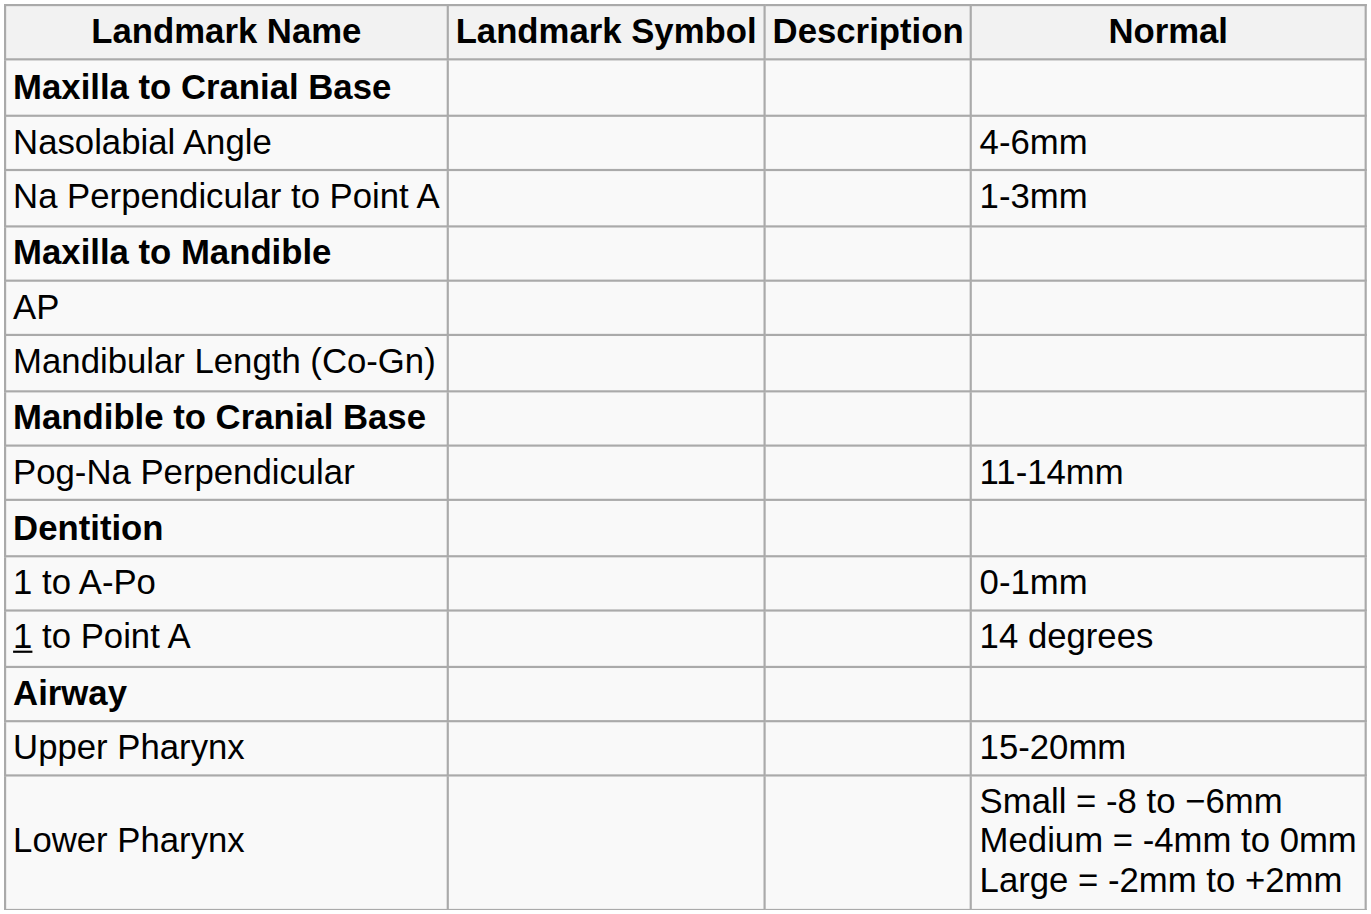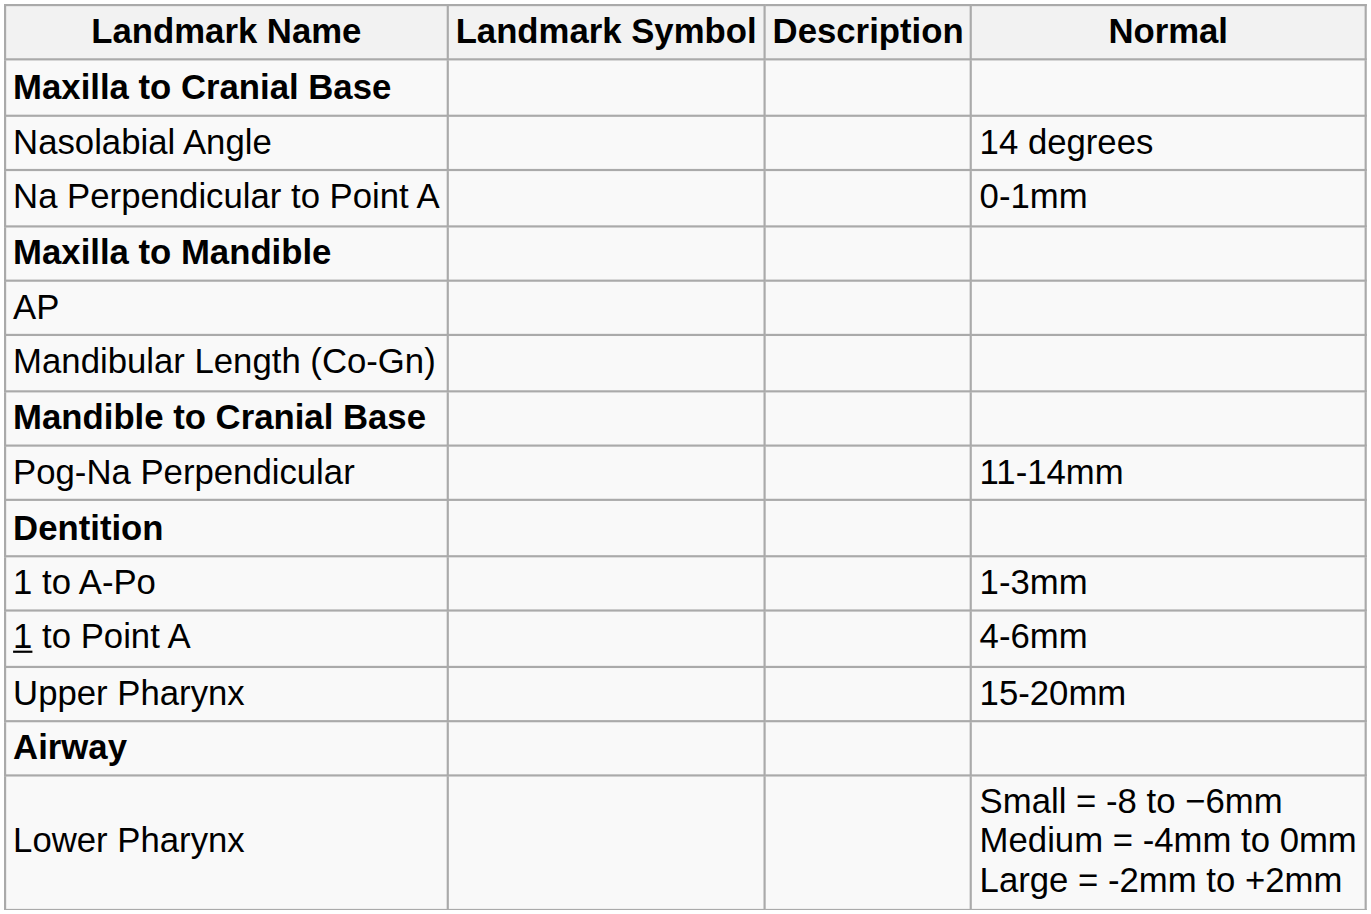(1034, 142) 4-6mm -> (1066, 142) 14 degrees
(1034, 197) 1-3mm -> (1034, 197) 0-1mm
(1034, 582) 0-1mm -> (1034, 582) 1-3mm
(1066, 637) 14 degrees -> (1034, 637) 4-6mm
rows swapped: (70, 692) <-> (129, 747)
